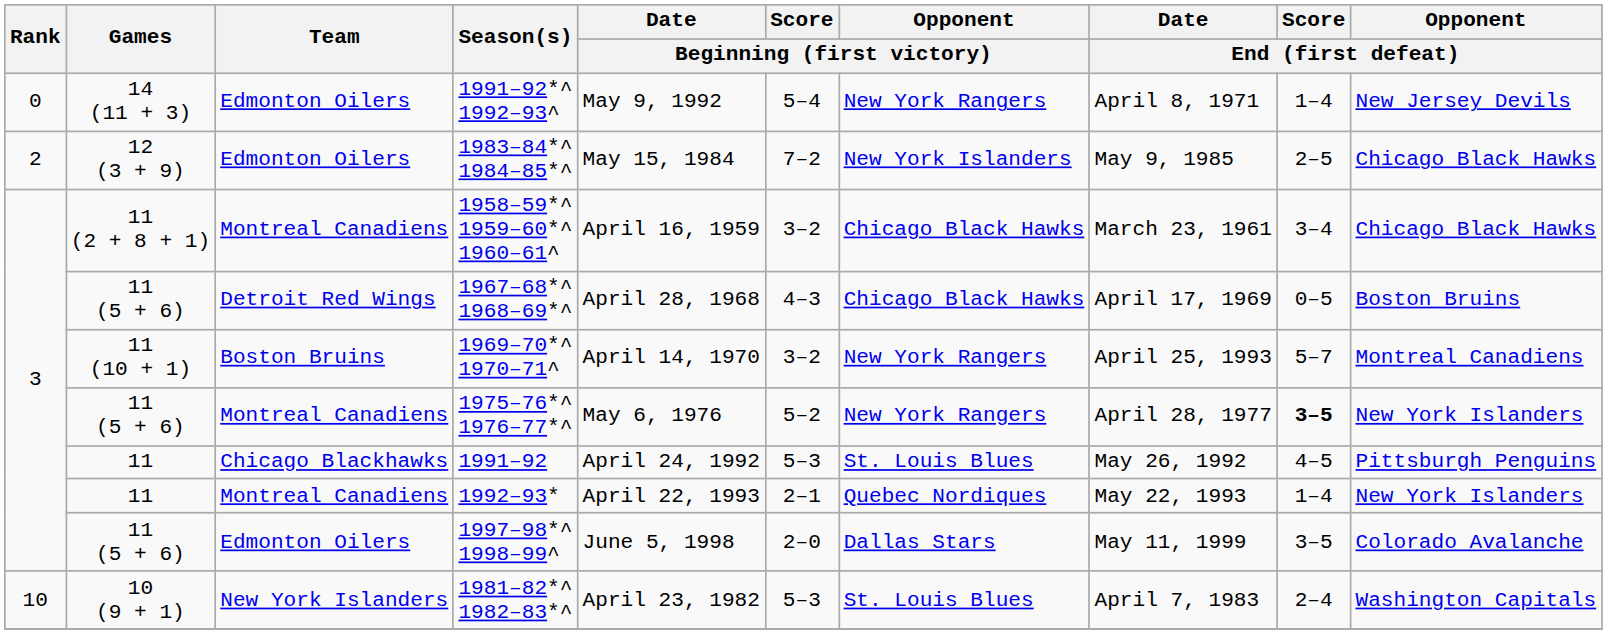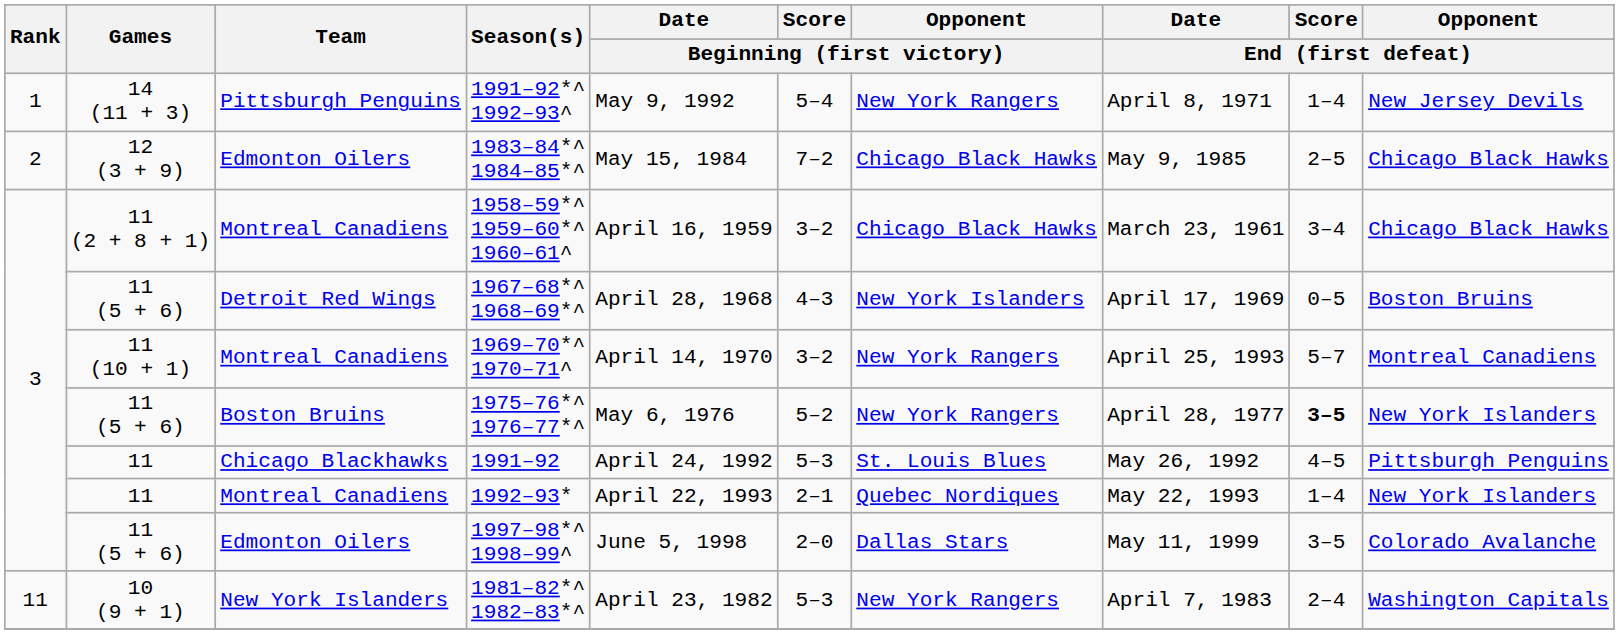(35, 102) 0 -> (35, 102) 1
(315, 102) Edmonton Oilers -> (341, 102) Pittsburgh Penguins
(958, 160) New York Islanders -> (977, 160) Chicago Black Hawks
(964, 300) Chicago Black Hawks -> (970, 300) New York Islanders
(303, 358) Boston Bruins -> (334, 358) Montreal Canadiens
(334, 417) Montreal Canadiens -> (303, 417) Boston Bruins
(35, 601) 10 -> (35, 601) 11
(939, 601) St. Louis Blues -> (958, 601) New York Rangers
